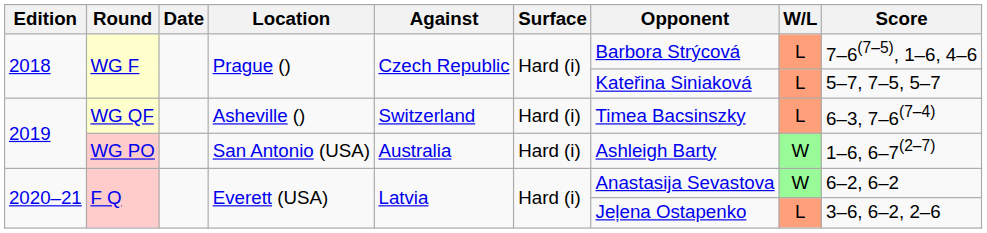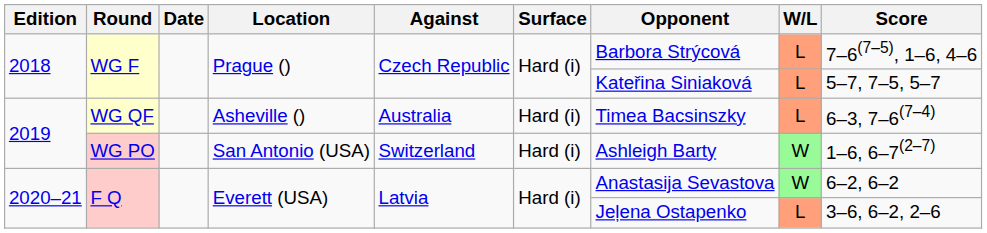(427, 115) Switzerland -> (415, 115) Australia
(415, 150) Australia -> (427, 150) Switzerland
